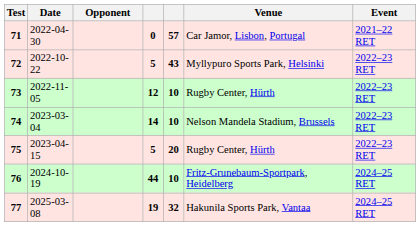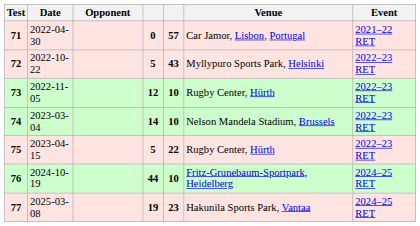(174, 150) 20 -> (174, 150) 22
(174, 207) 32 -> (174, 207) 23
